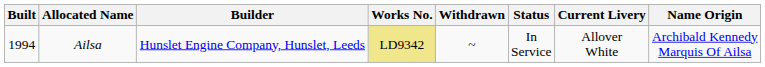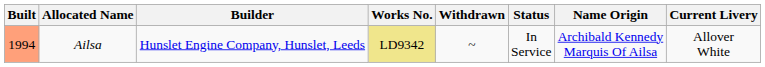columns swapped: (602, 15) <-> (705, 15)
(22, 44) no background -> (22, 44) lightsalmon background
